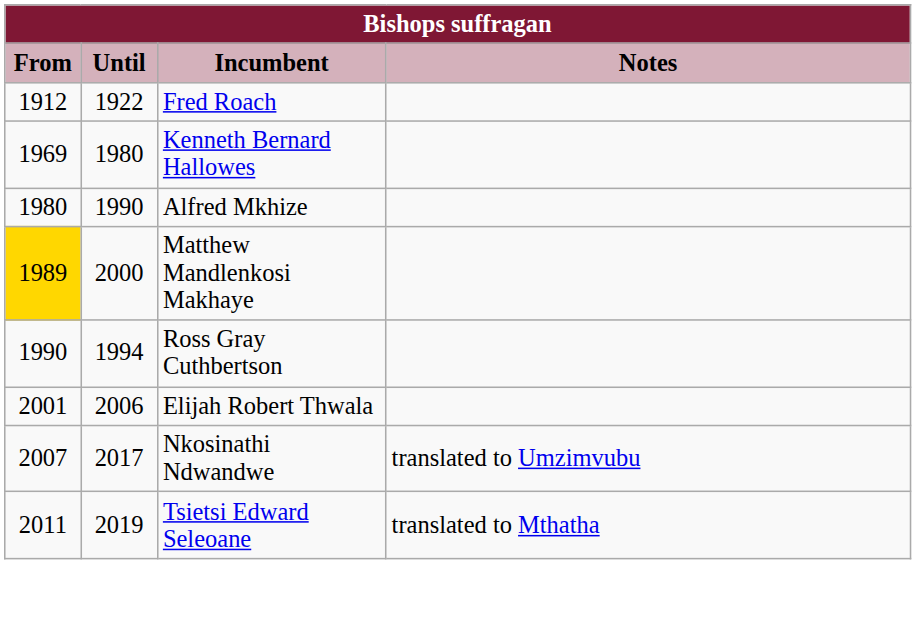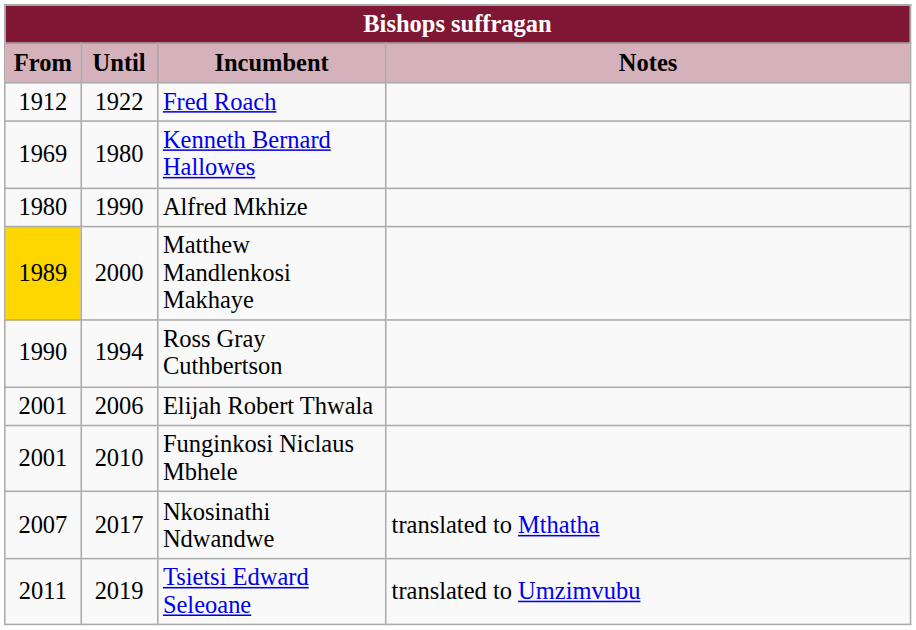+ row: (258, 458)
(516, 458) translated to Umzimvubu -> (496, 524) translated to Mthatha
(496, 524) translated to Mthatha -> (516, 591) translated to Umzimvubu
